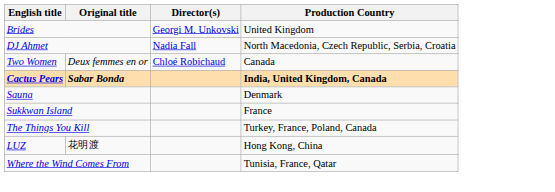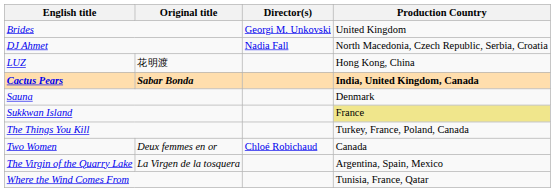rows swapped: (16, 145) <-> (32, 62)
(258, 111) no background -> (350, 113) khaki background
+ row: (70, 163)
